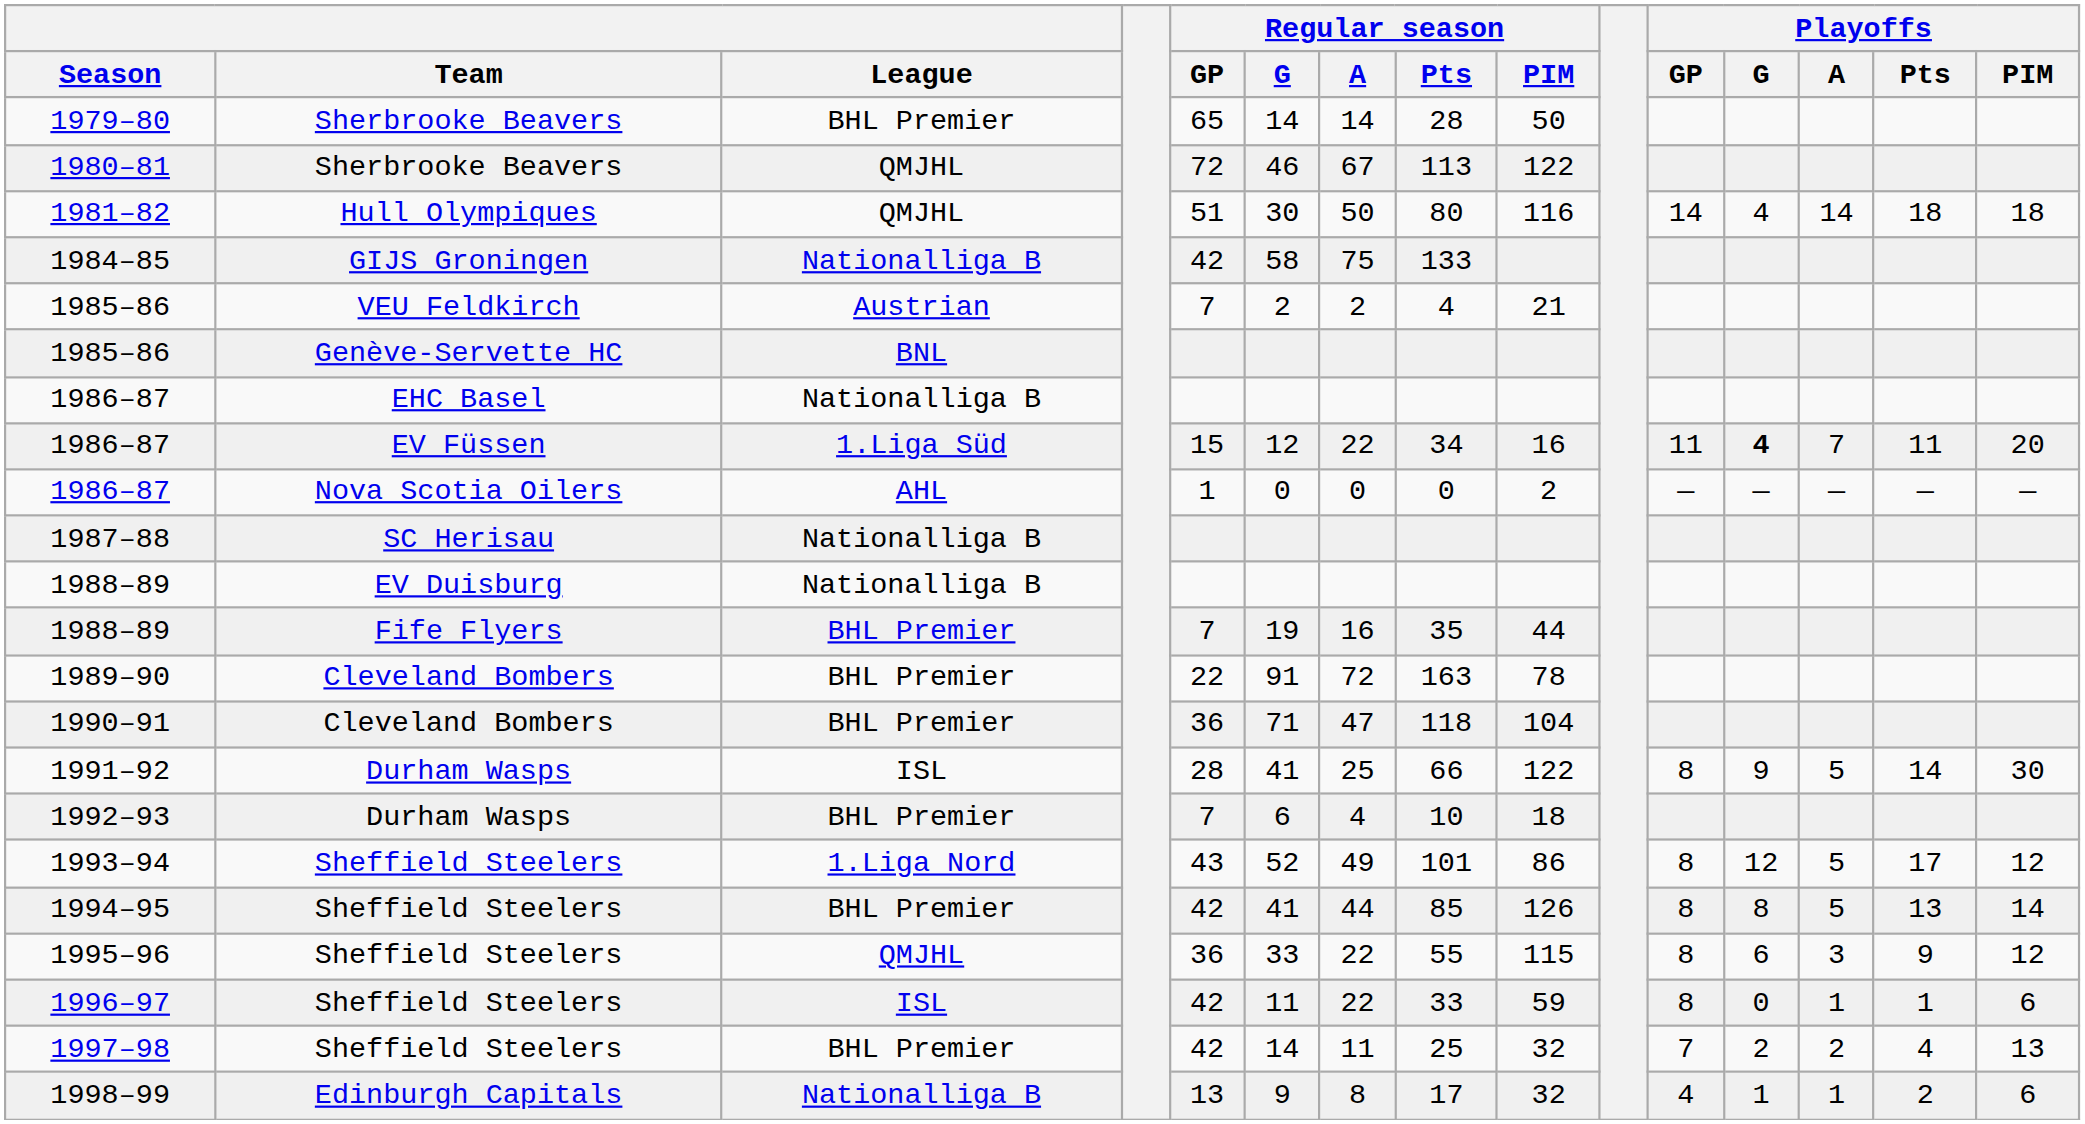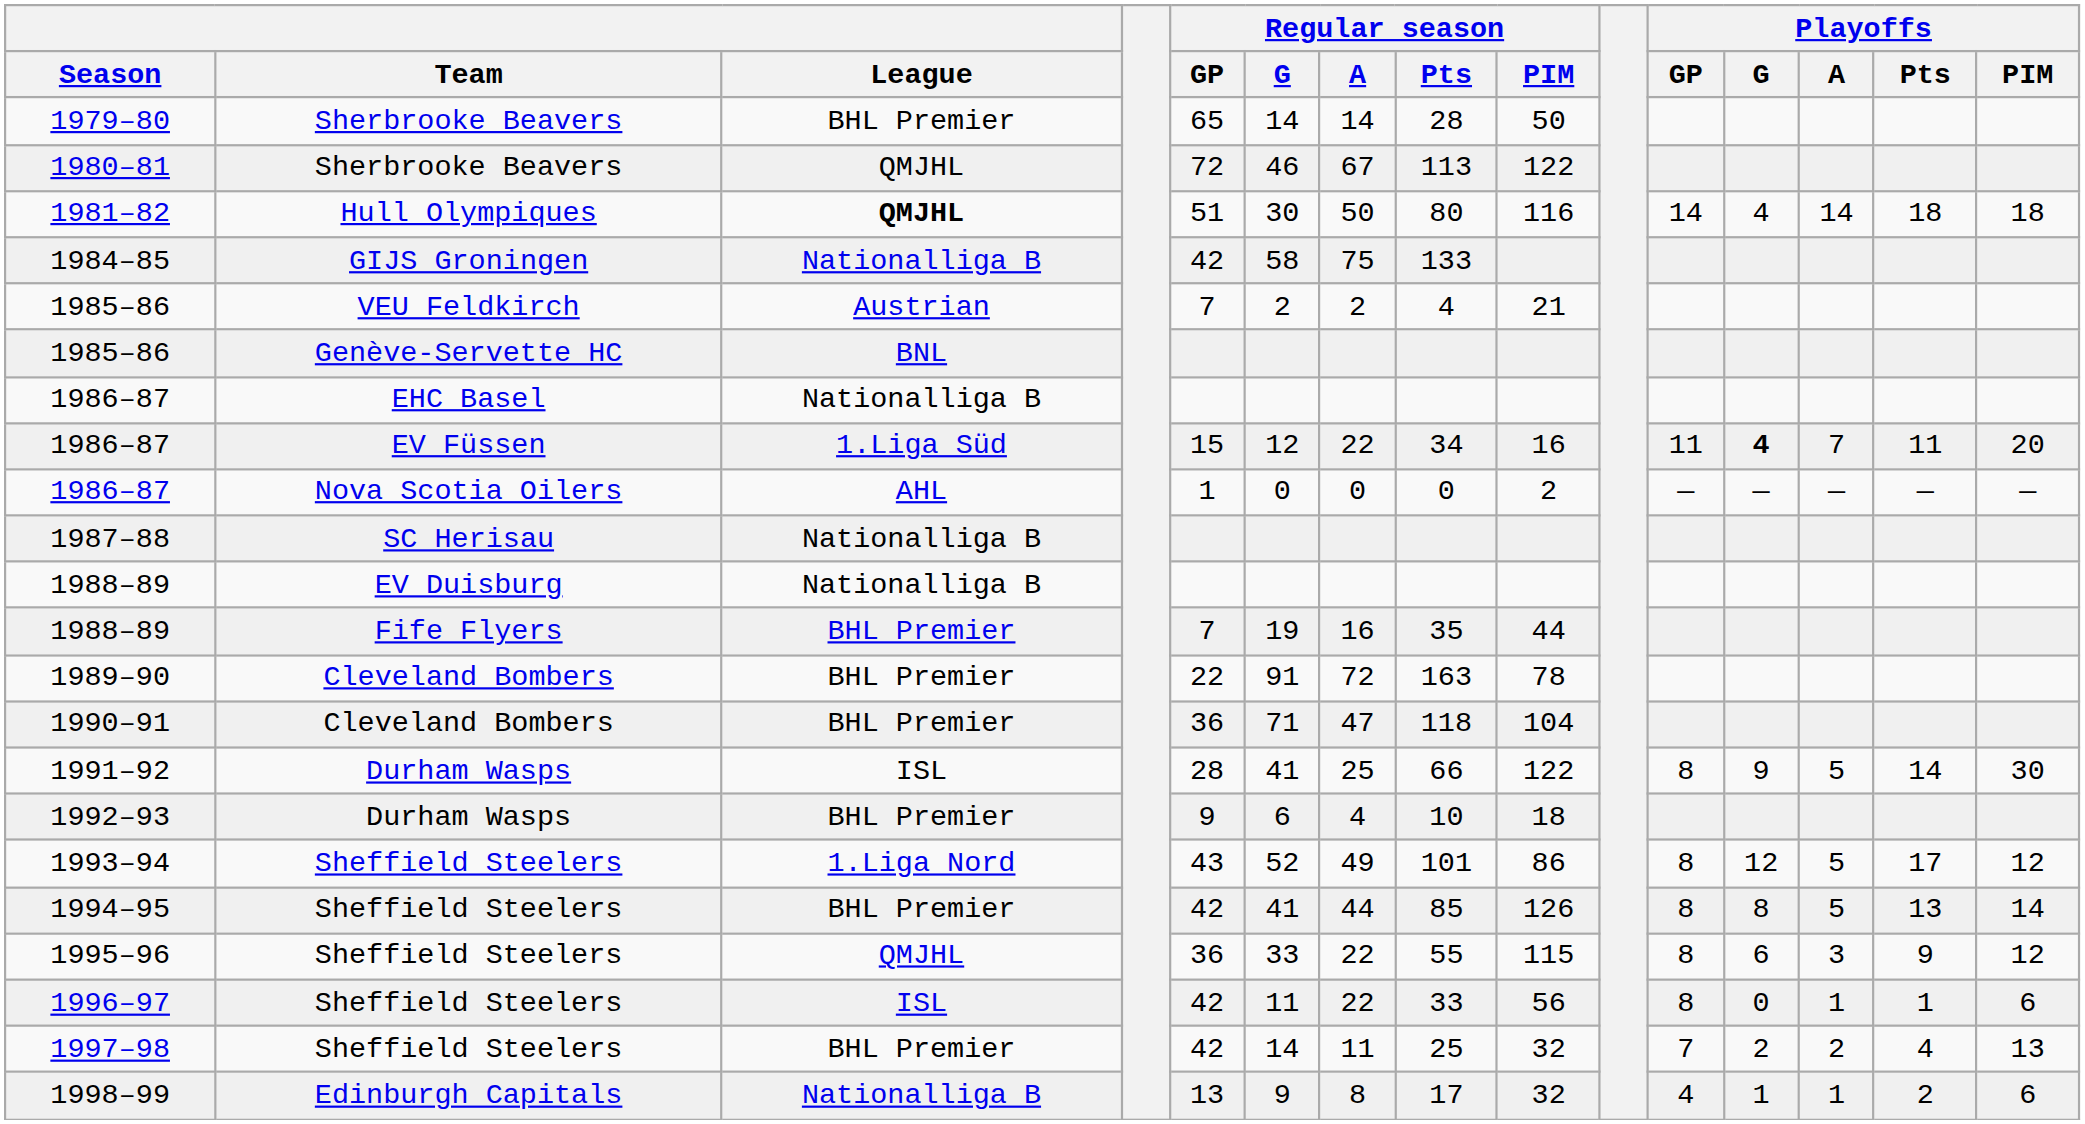(921, 214) normal -> (921, 214) bold
(1207, 817) 7 -> (1207, 817) 9
(1549, 1003) 59 -> (1549, 1003) 56
